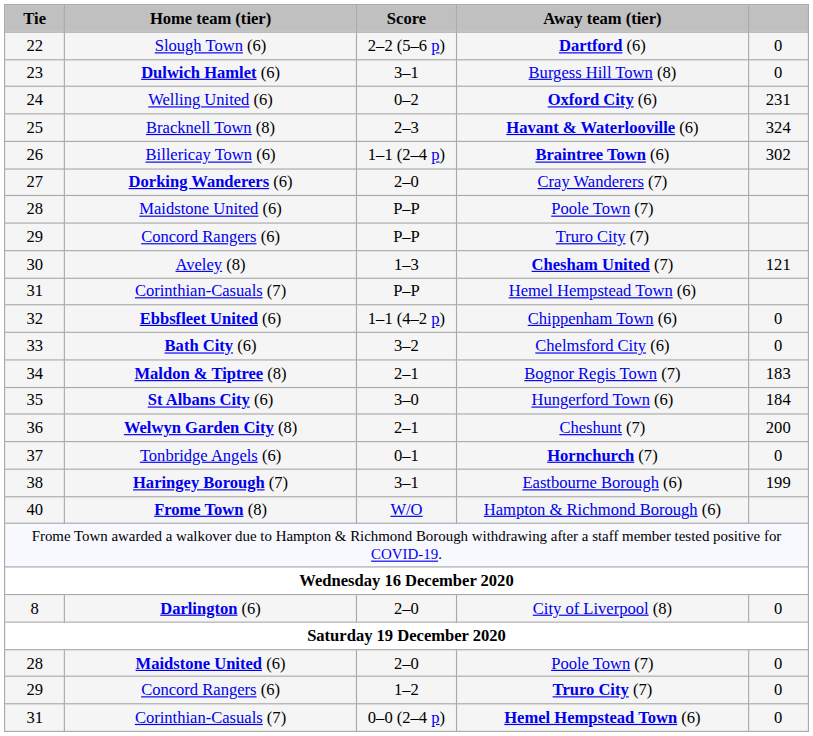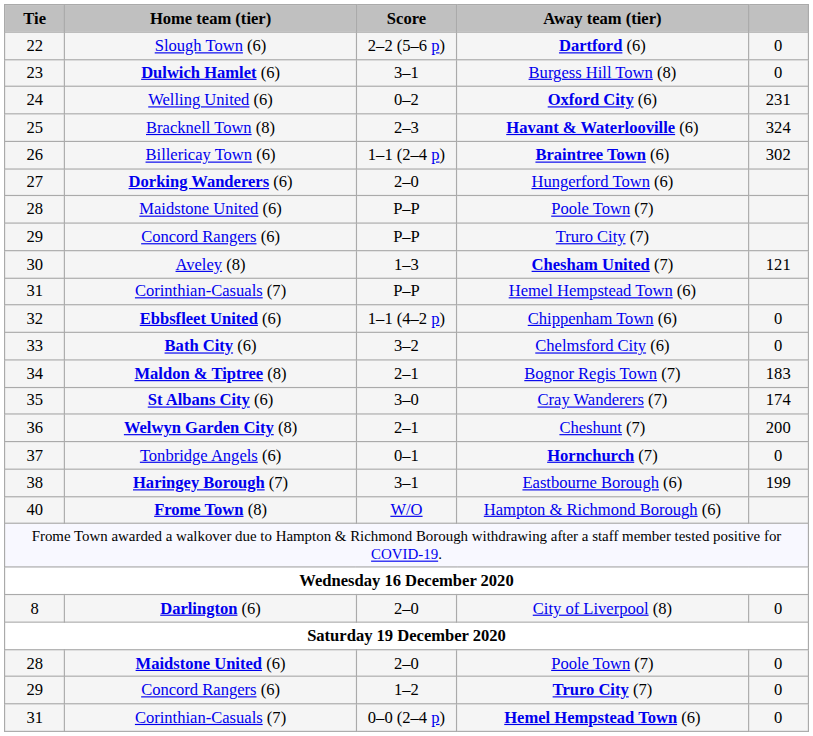(602, 182) Cray Wanderers (7) -> (602, 182) Hungerford Town (6)
(602, 400) Hungerford Town (6) -> (602, 400) Cray Wanderers (7)
(778, 400) 184 -> (778, 400) 174
